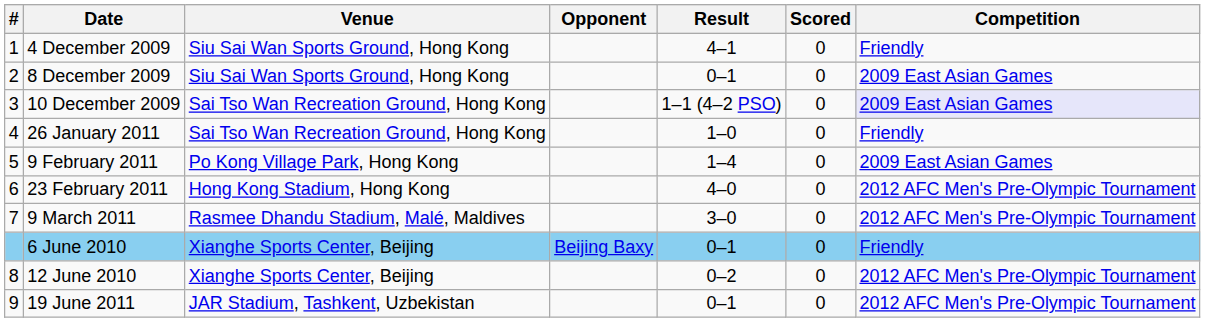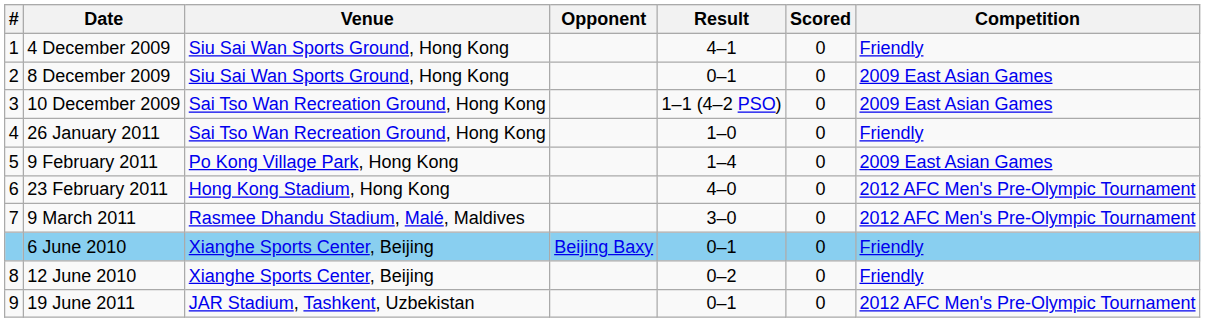(956, 105) lavender background -> (956, 105) no background
(1028, 275) 2012 AFC Men's Pre-Olympic Tournament -> (891, 275) Friendly
